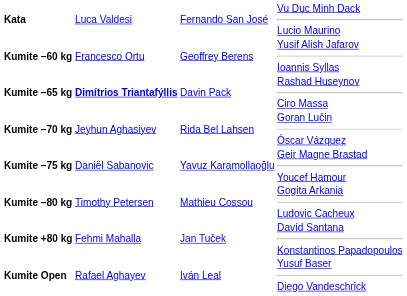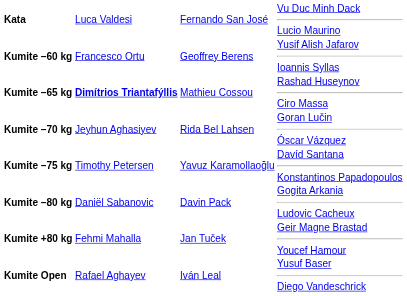(206, 93) Davin Pack -> (216, 93) Mathieu Cossou
(114, 166) Daniël Sabanovic -> (114, 166) Timothy Petersen
(340, 166) Geir Magne Brastad Youcef Hamour -> (340, 166) Davíd Santana Konstantinos Papadopoulos
(114, 202) Timothy Petersen -> (114, 202) Daniël Sabanovic
(216, 202) Mathieu Cossou -> (206, 202) Davin Pack
(340, 239) Davíd Santana Konstantinos Papadopoulos -> (340, 239) Geir Magne Brastad Youcef Hamour
